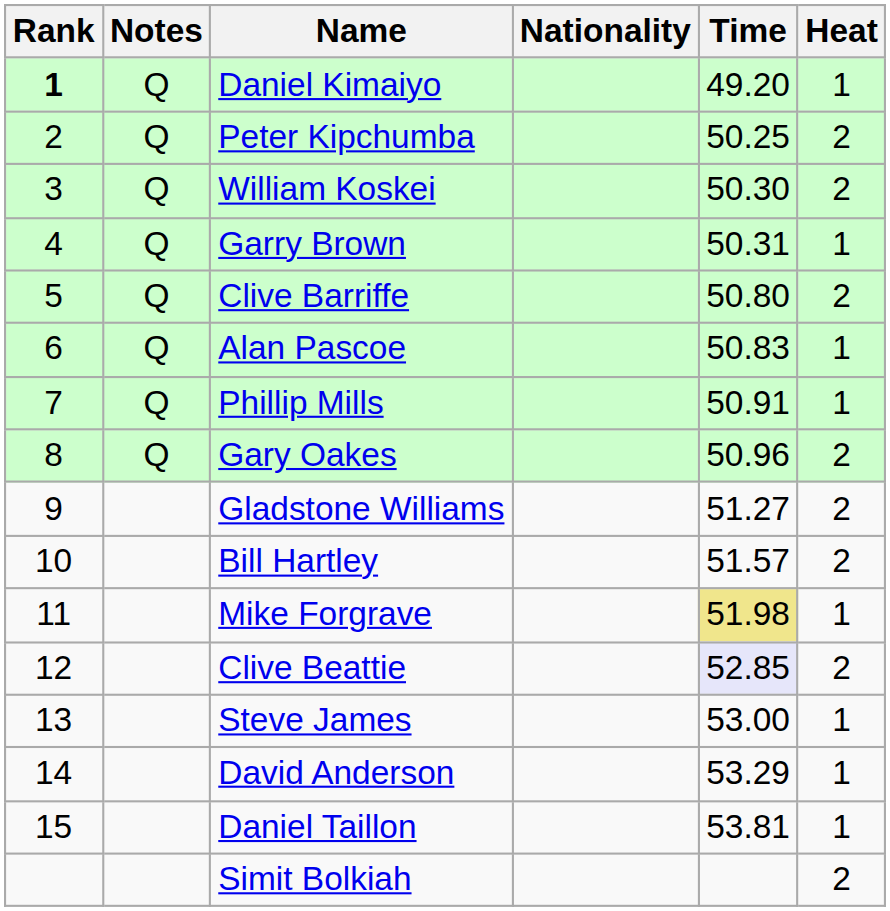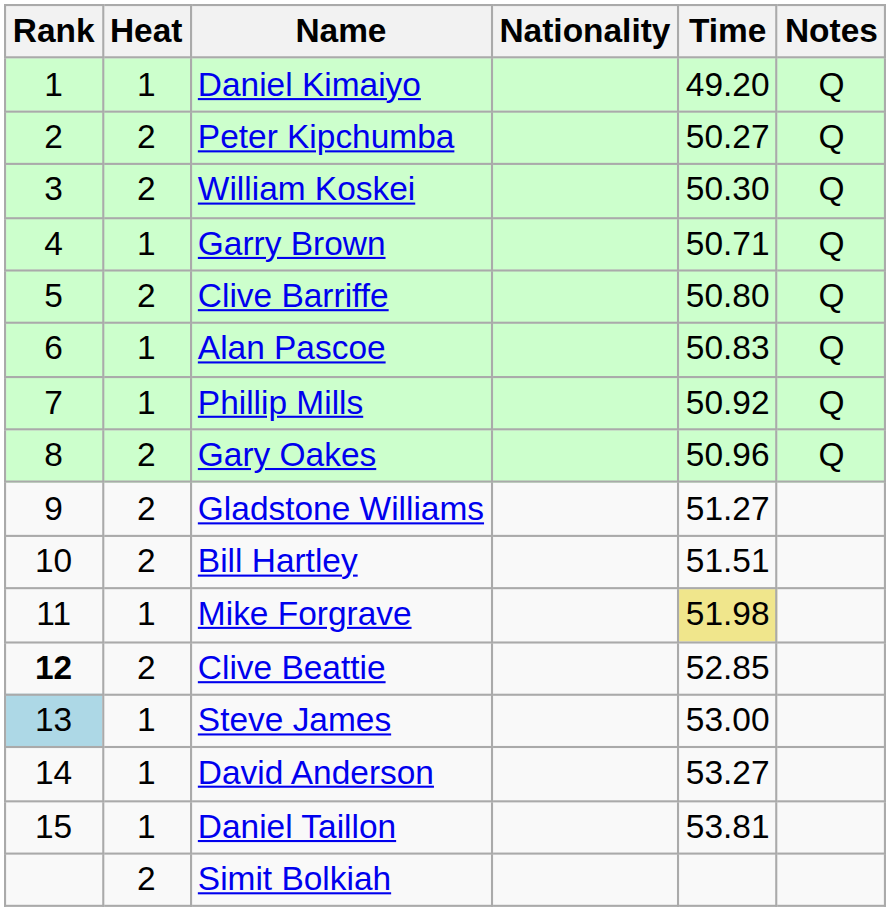columns swapped: (842, 31) <-> (156, 31)
(54, 84) bold -> (54, 84) normal
(748, 137) 50.25 -> (728, 137) 50.27
(748, 243) 50.31 -> (728, 243) 50.71
(748, 402) 50.91 -> (728, 402) 50.92
(748, 561) 51.57 -> (728, 561) 51.51
(54, 667) normal -> (54, 667) bold
(748, 667) lavender background -> (728, 667) no background
(54, 720) no background -> (54, 720) lightblue background
(748, 773) 53.29 -> (728, 773) 53.27
